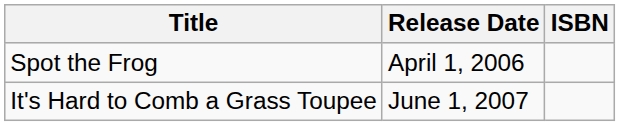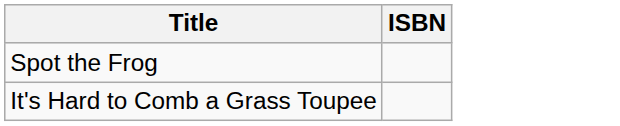- column: (464, 23)
